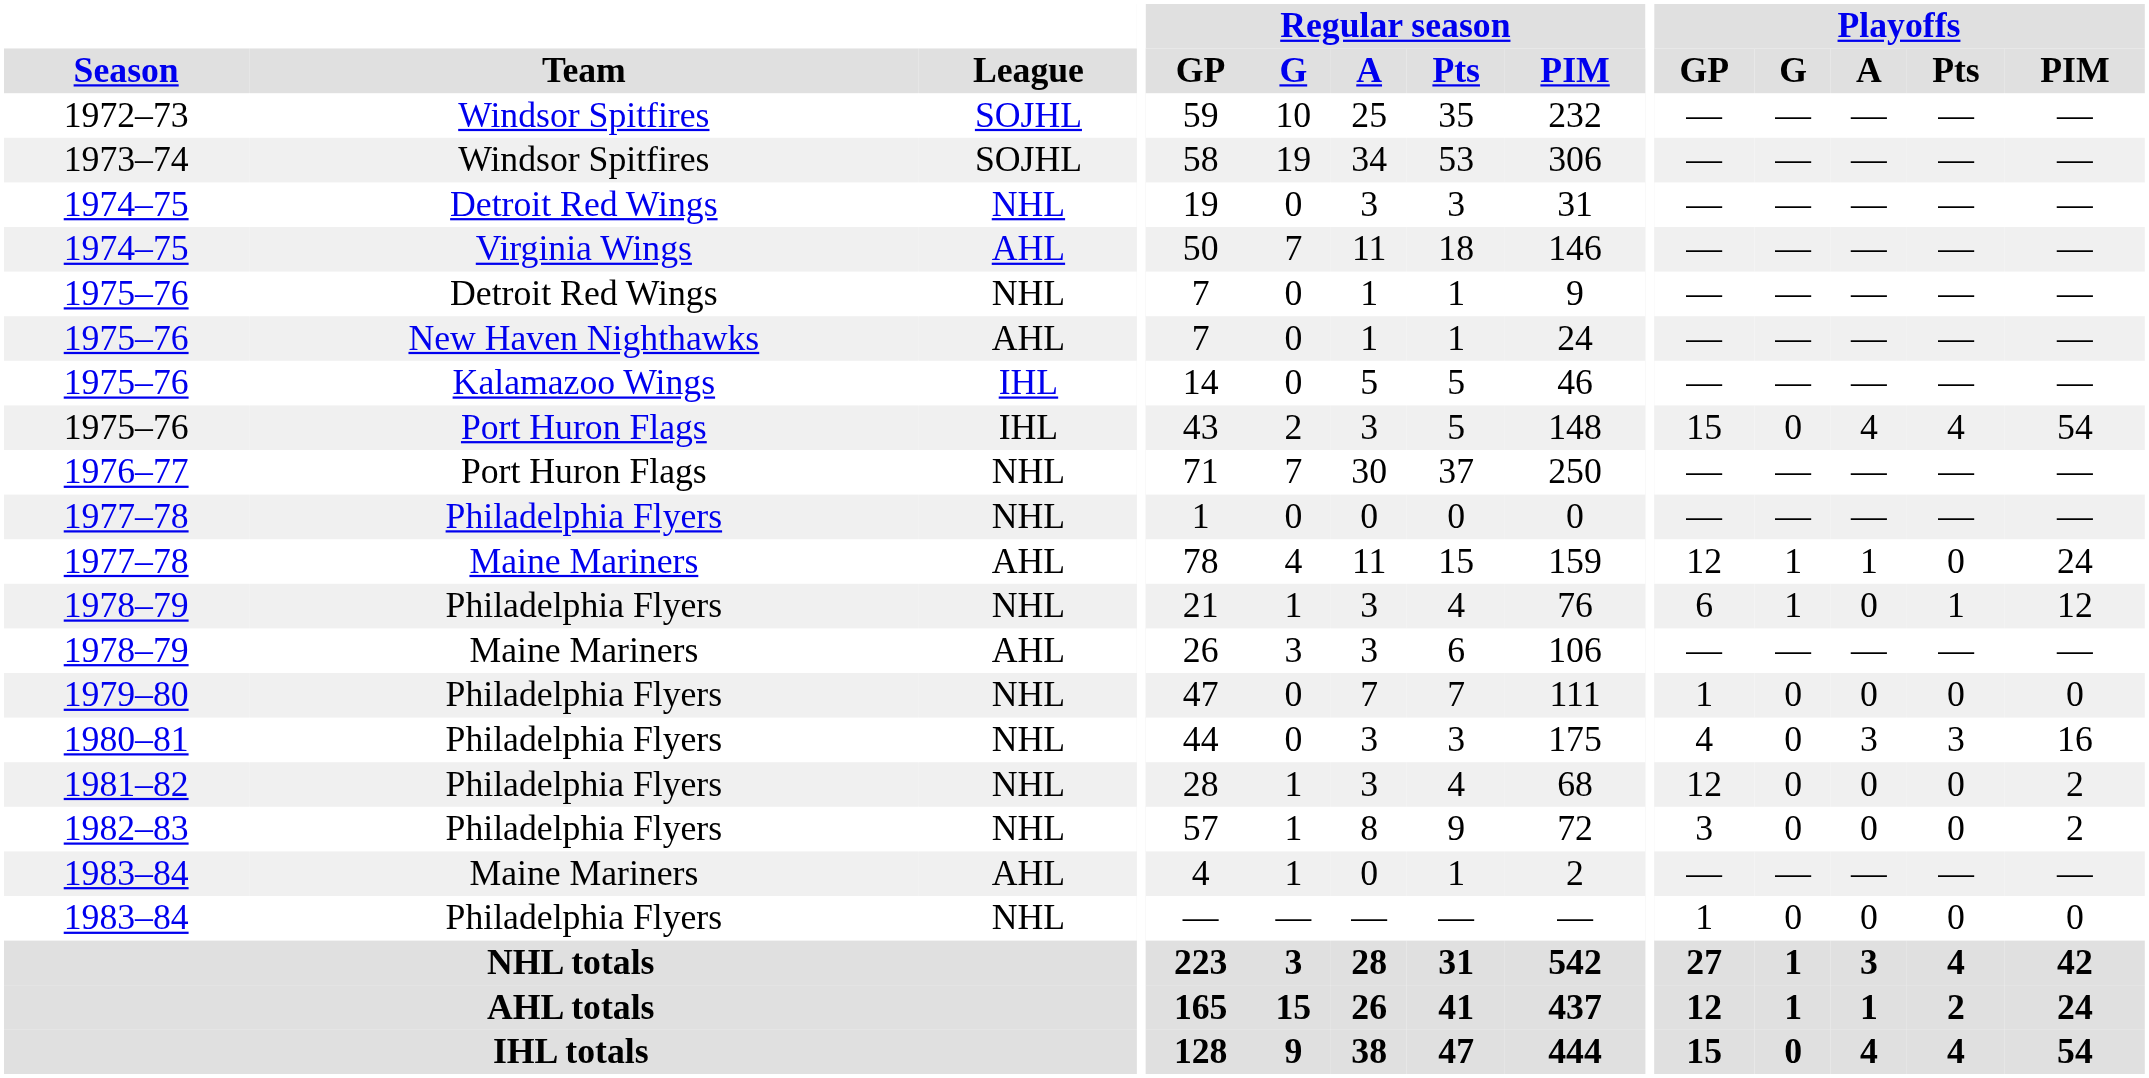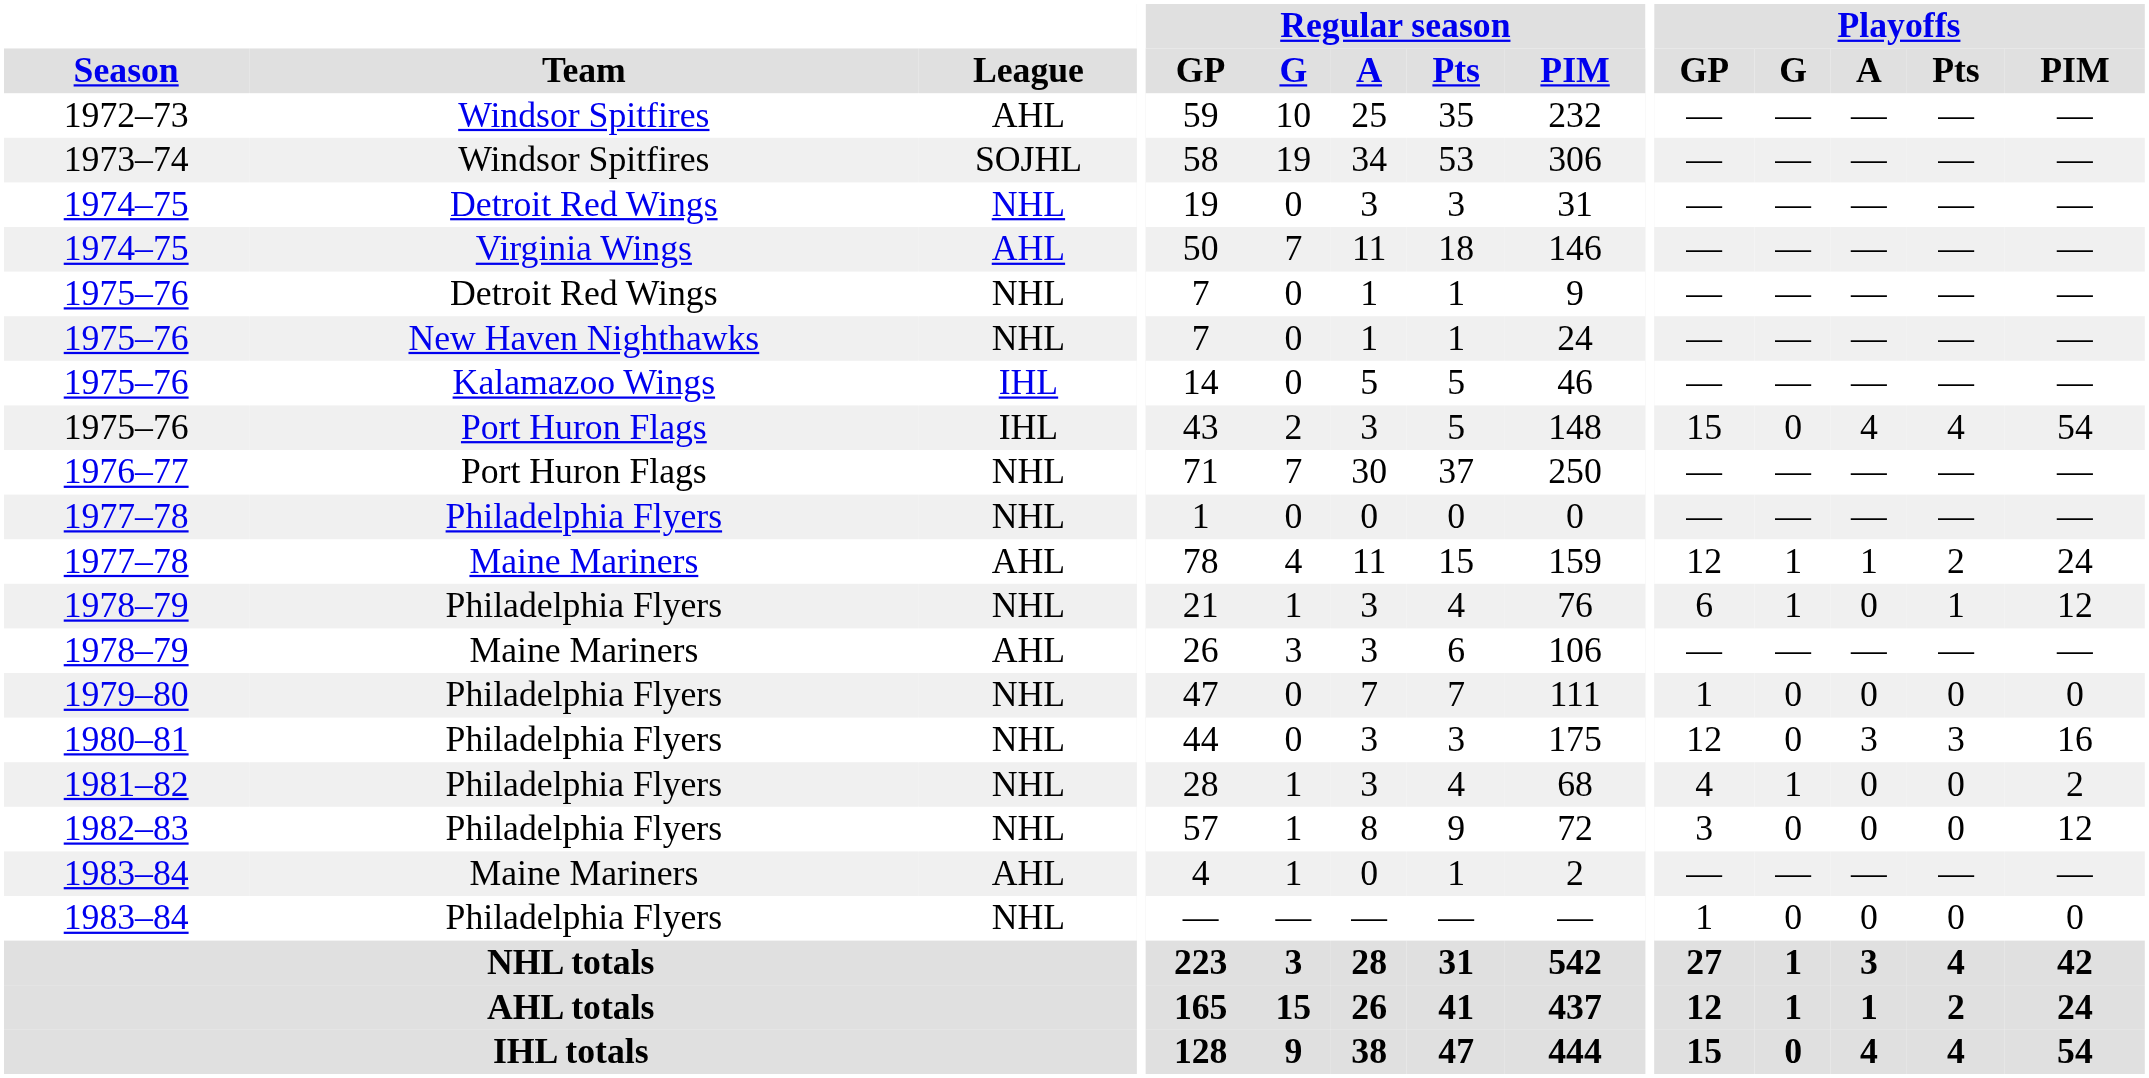(1028, 114) SOJHL -> (1028, 114) AHL
(1028, 337) AHL -> (1028, 337) NHL
(1956, 560) 0 -> (1956, 560) 2
(1704, 739) 4 -> (1704, 739) 12
(1704, 783) 12 -> (1704, 783) 4
(1793, 783) 0 -> (1793, 783) 1
(2075, 828) 2 -> (2075, 828) 12
